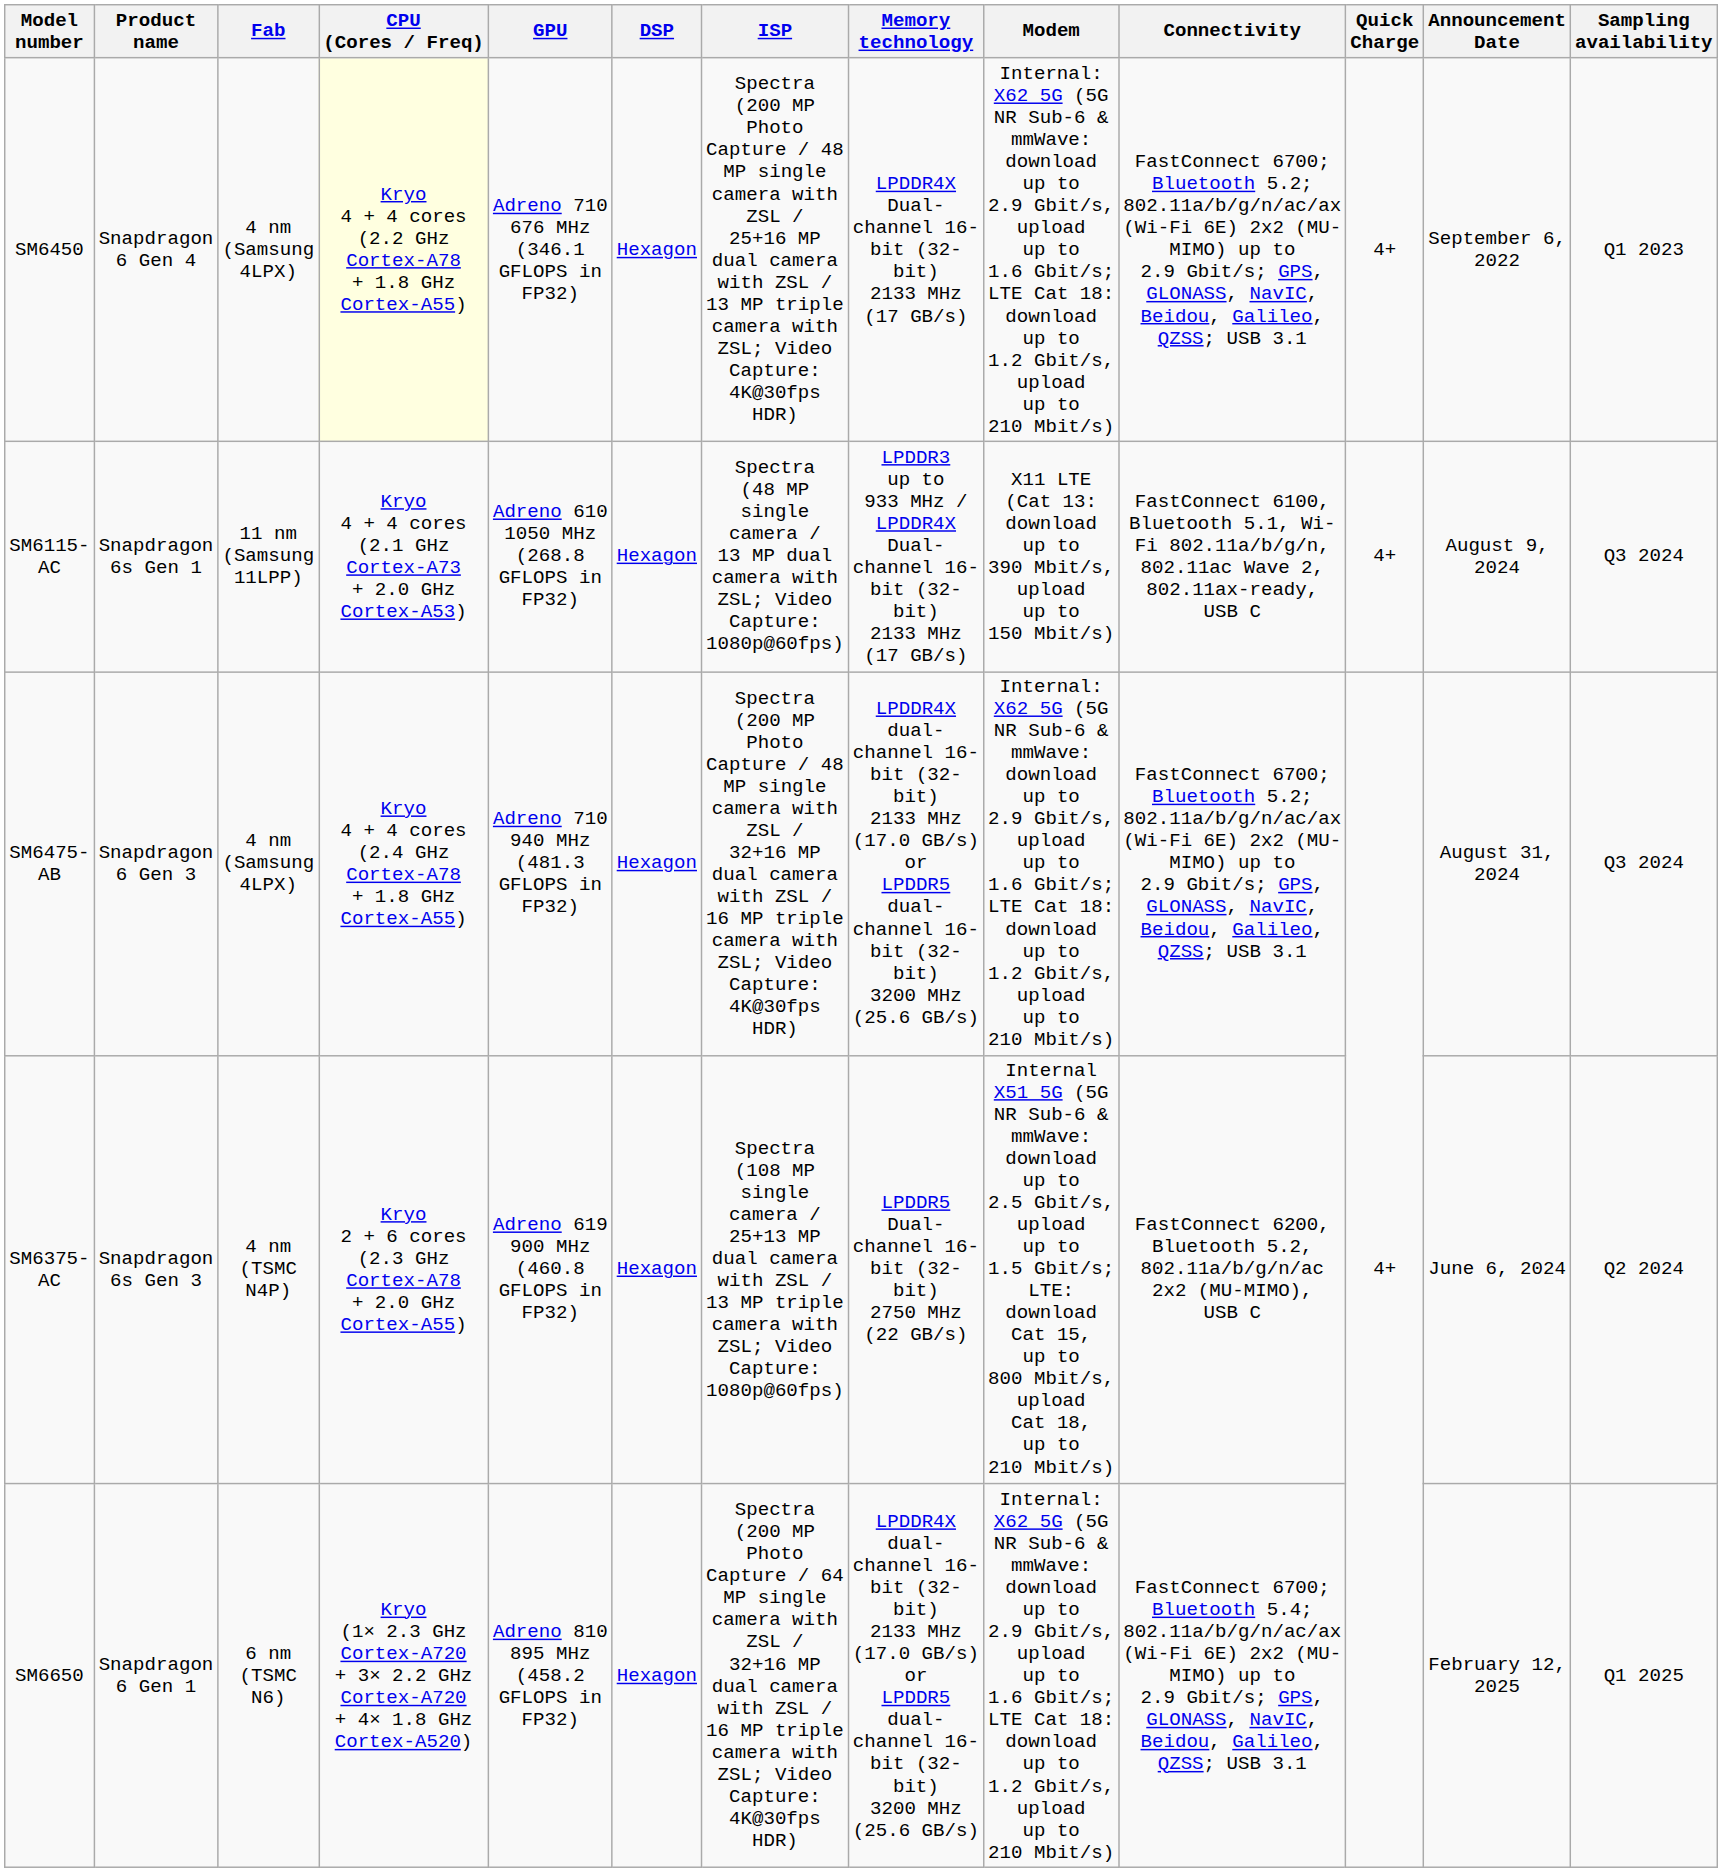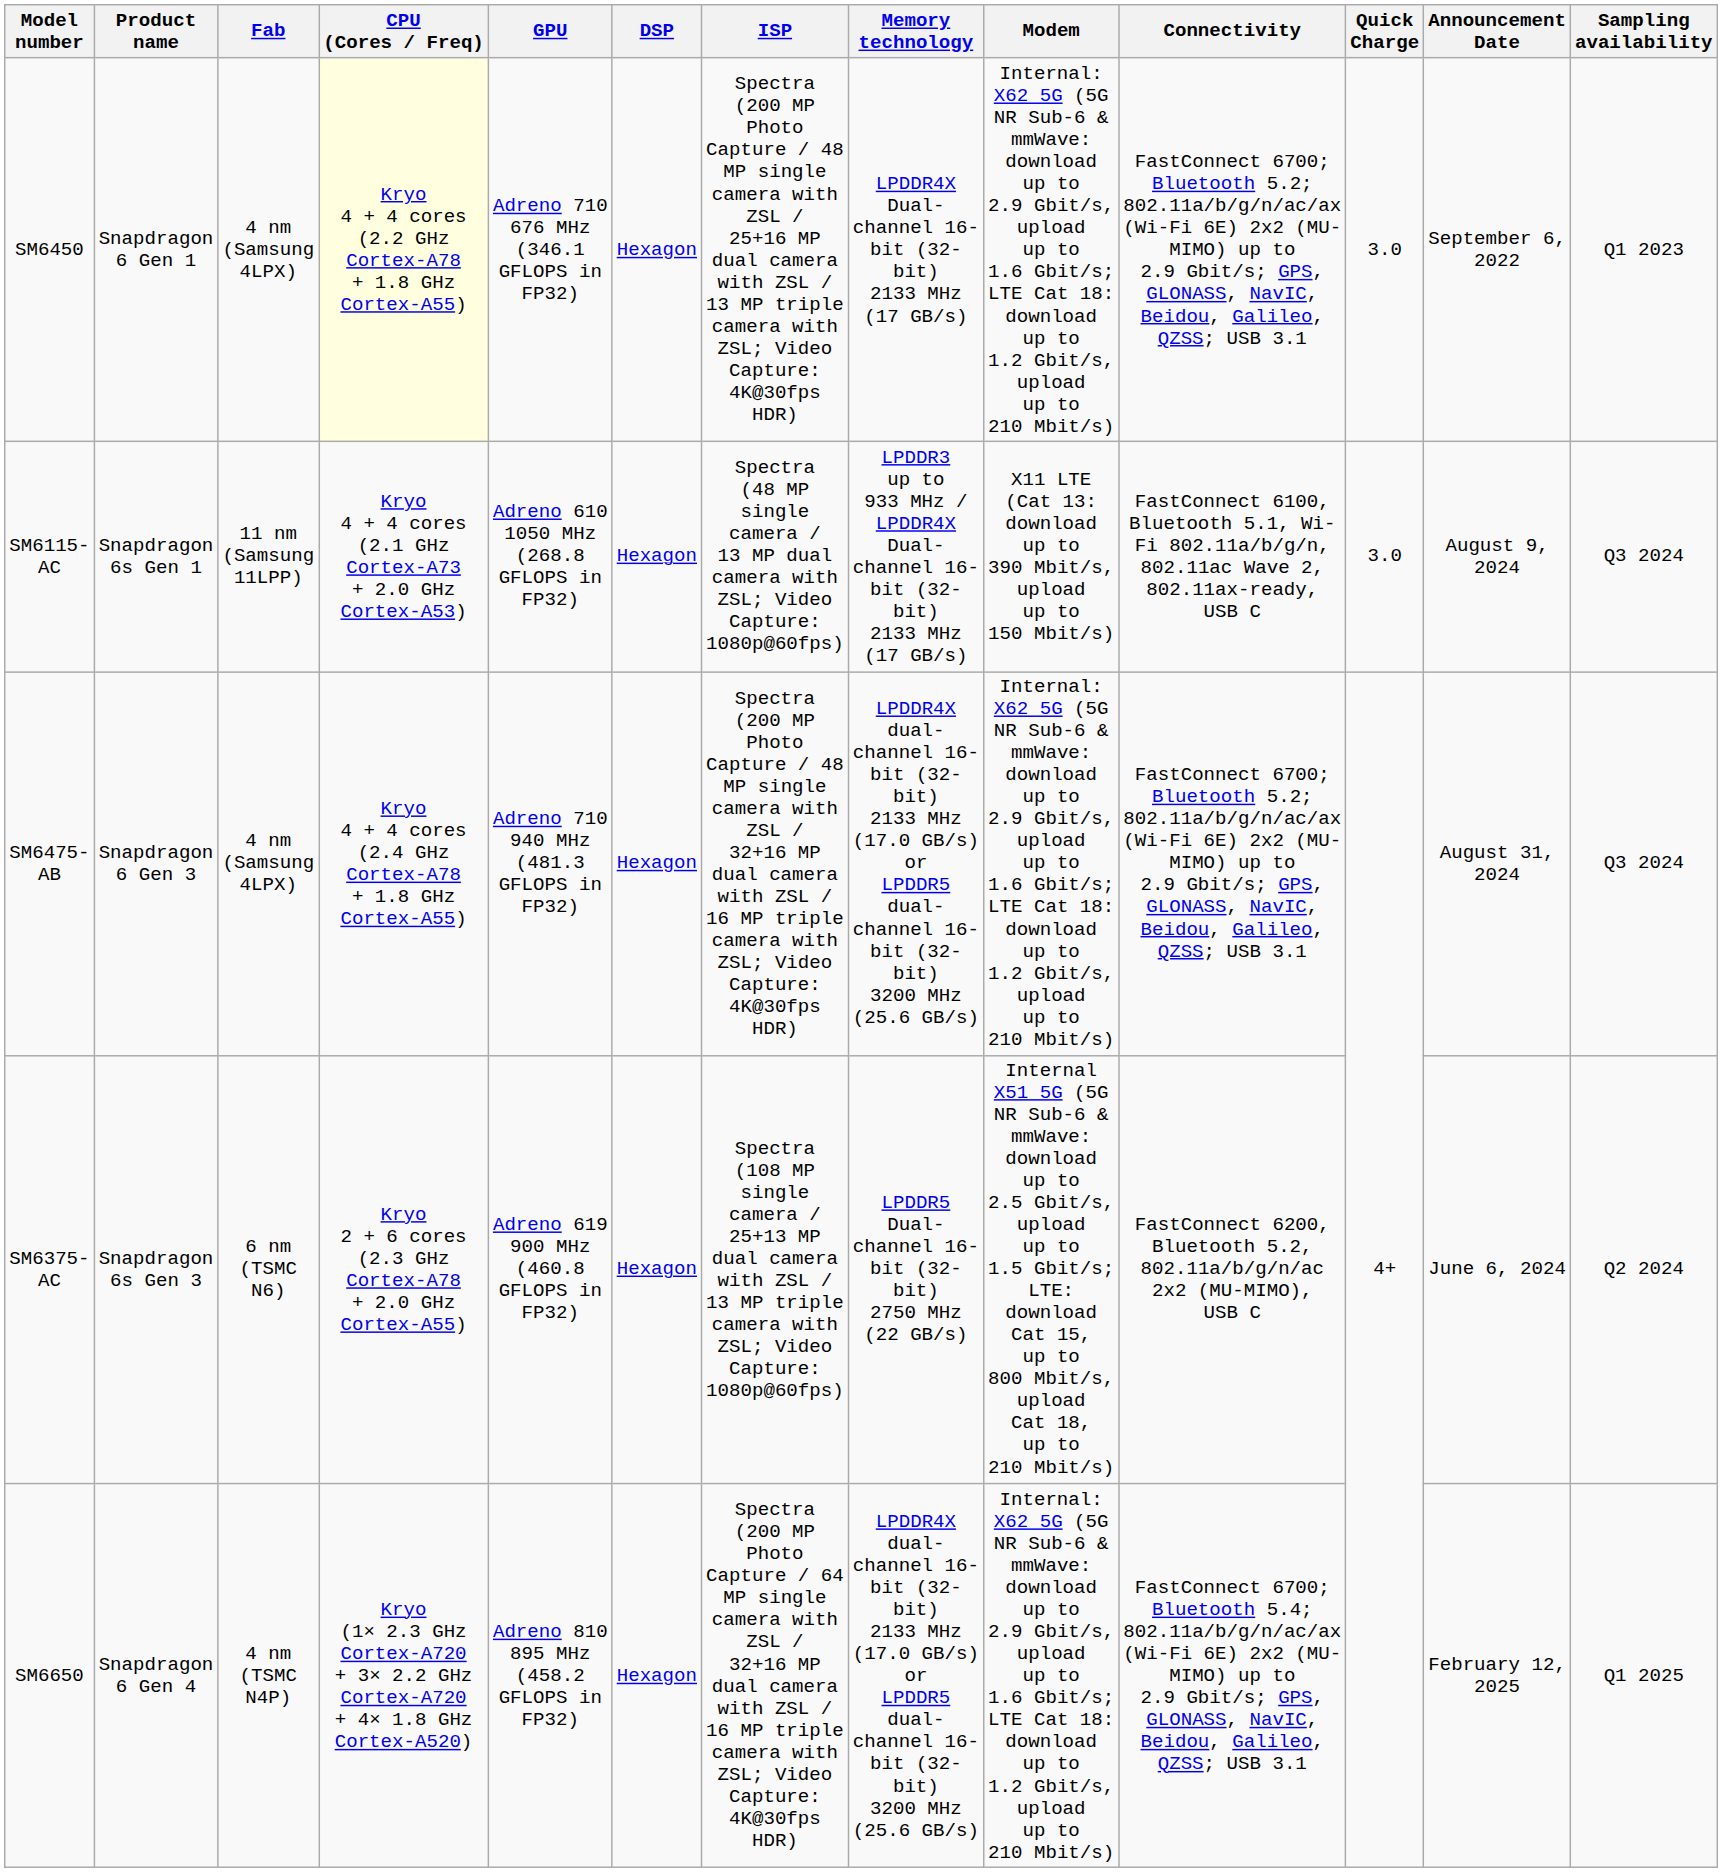(156, 250) Snapdragon 6 Gen 4 -> (156, 250) Snapdragon 6 Gen 1
(1385, 250) 4+ -> (1385, 250) 3.0
(1385, 557) 4+ -> (1385, 557) 3.0
(268, 1269) 4 nm (TSMC N4P) -> (268, 1269) 6 nm (TSMC N6)
(156, 1675) Snapdragon 6 Gen 1 -> (156, 1675) Snapdragon 6 Gen 4
(268, 1675) 6 nm (TSMC N6) -> (268, 1675) 4 nm (TSMC N4P)
